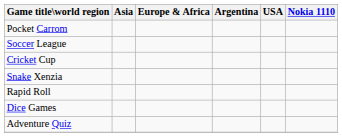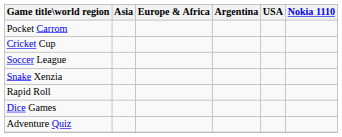rows swapped: (36, 44) <-> (31, 60)
